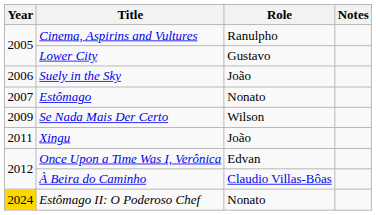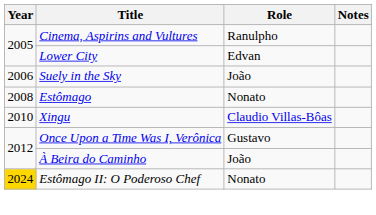(249, 55) Gustavo -> (244, 55) Edvan
(20, 96) 2007 -> (20, 96) 2008
- row: (104, 117)
(20, 138) 2011 -> (20, 117) 2010
(239, 138) João -> (280, 117) Claudio Villas-Bôas
(244, 158) Edvan -> (249, 138) Gustavo
(280, 179) Claudio Villas-Bôas -> (239, 158) João
